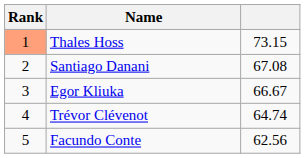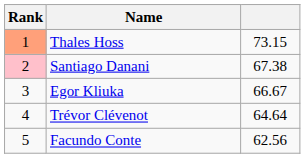(26, 66) no background -> (26, 66) pink background
(270, 66) 67.08 -> (270, 66) 67.38
(270, 116) 64.74 -> (270, 116) 64.64
